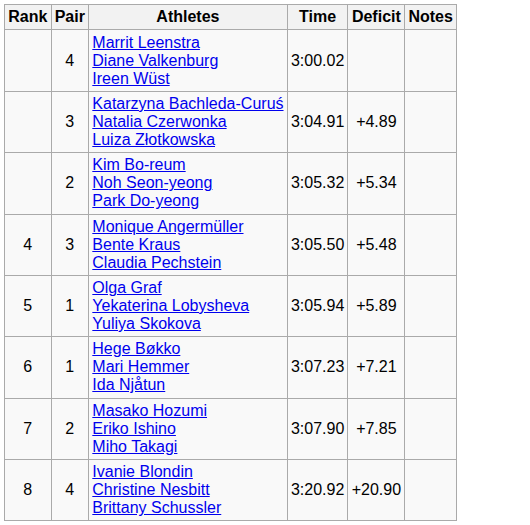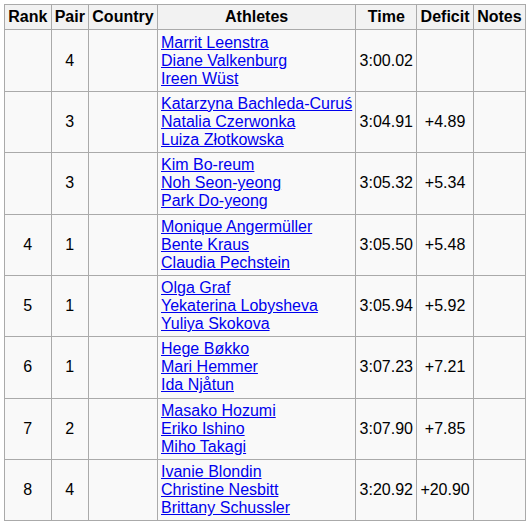+ column: (123, 17)
(70, 183) 2 -> (70, 183) 3
(70, 244) 3 -> (70, 244) 1
(376, 306) +5.89 -> (445, 306) +5.92
